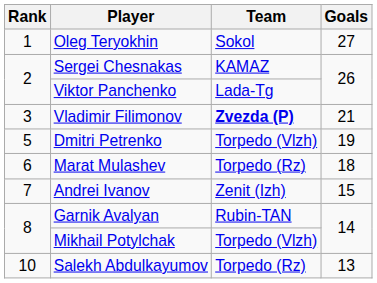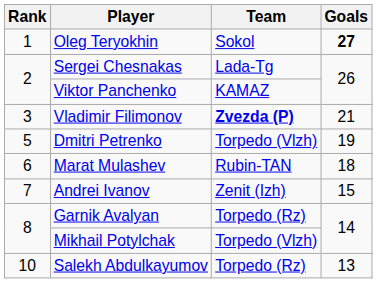(346, 41) normal -> (346, 41) bold
(242, 66) KAMAZ -> (244, 66) Lada-Tg
(244, 91) Lada-Tg -> (242, 91) KAMAZ
(261, 166) Torpedo (Rz) -> (253, 166) Rubin-TAN
(253, 215) Rubin-TAN -> (261, 215) Torpedo (Rz)
